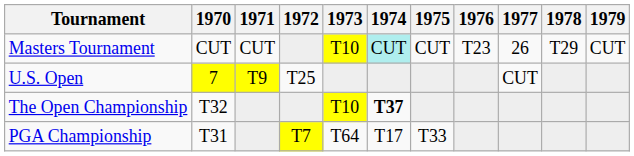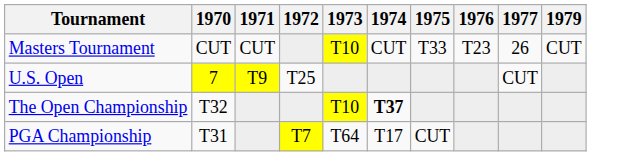- column: (564, 19)
(389, 48) paleturquoise background -> (389, 48) no background
(432, 48) CUT -> (432, 48) T33
(432, 136) T33 -> (432, 136) CUT
